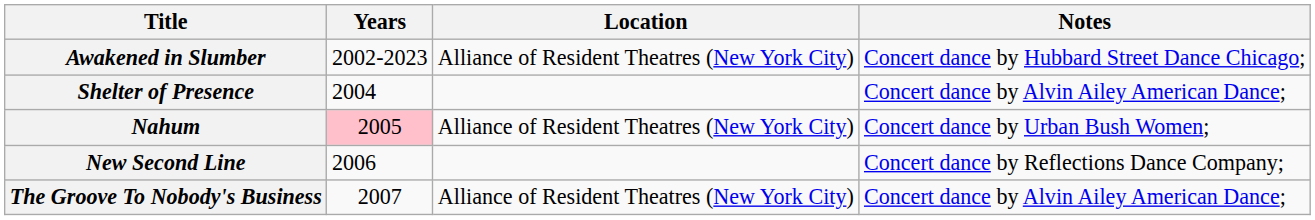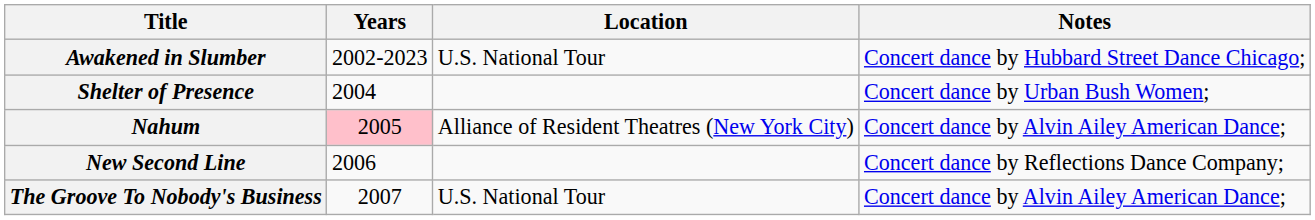(646, 57) Alliance of Resident Theatres (New York City) -> (521, 57) U.S. National Tour
(1075, 92) Concert dance by Alvin Ailey American Dance; -> (1037, 92) Concert dance by Urban Bush Women;
(1037, 127) Concert dance by Urban Bush Women; -> (1075, 127) Concert dance by Alvin Ailey American Dance;
(646, 197) Alliance of Resident Theatres (New York City) -> (521, 197) U.S. National Tour
